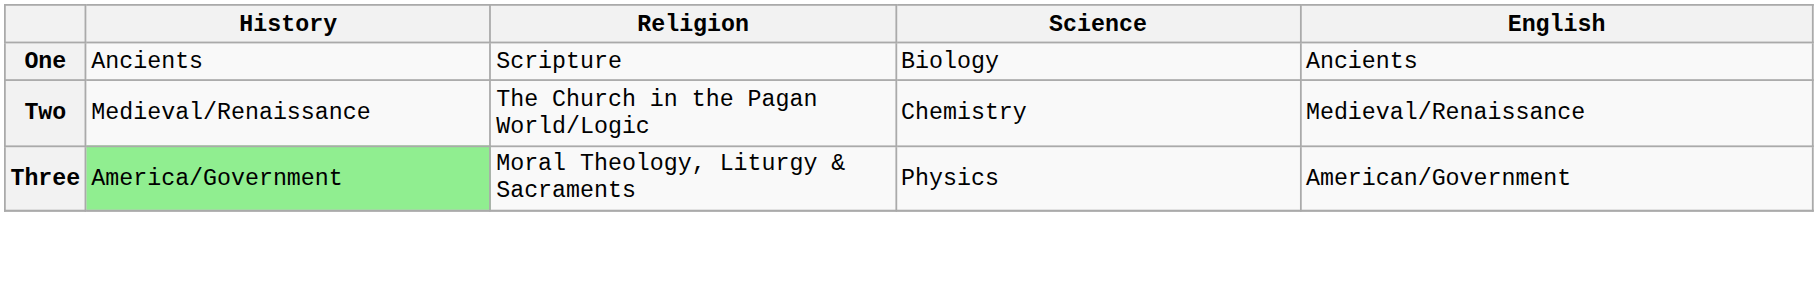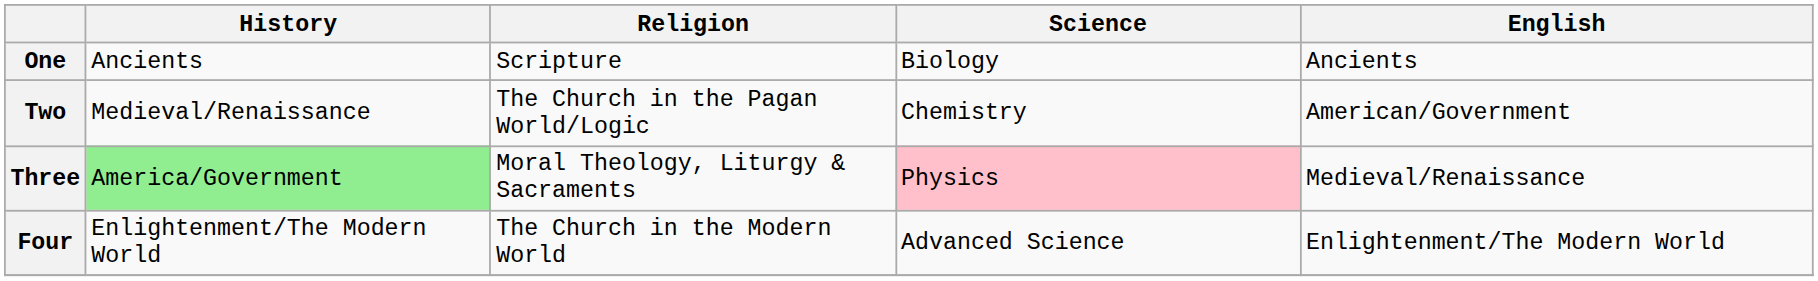(1446, 113) Medieval/Renaissance -> (1439, 113) American/Government
(950, 178) no background -> (950, 178) pink background
(1439, 178) American/Government -> (1446, 178) Medieval/Renaissance
+ row: (45, 243)
